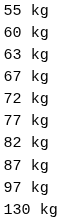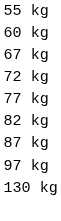- row: (26, 55)
